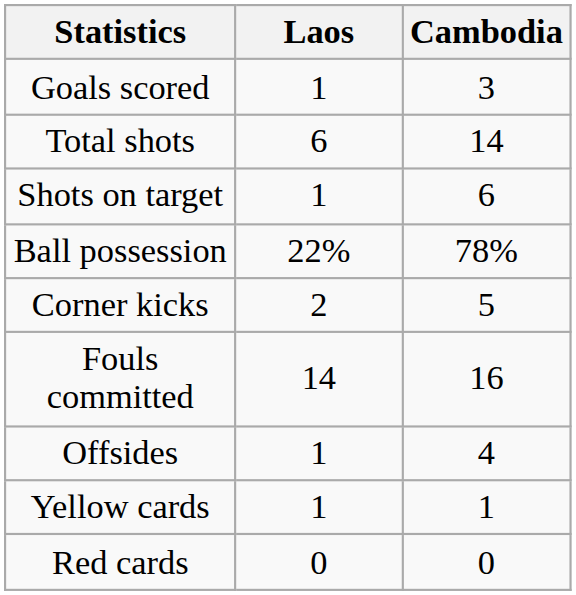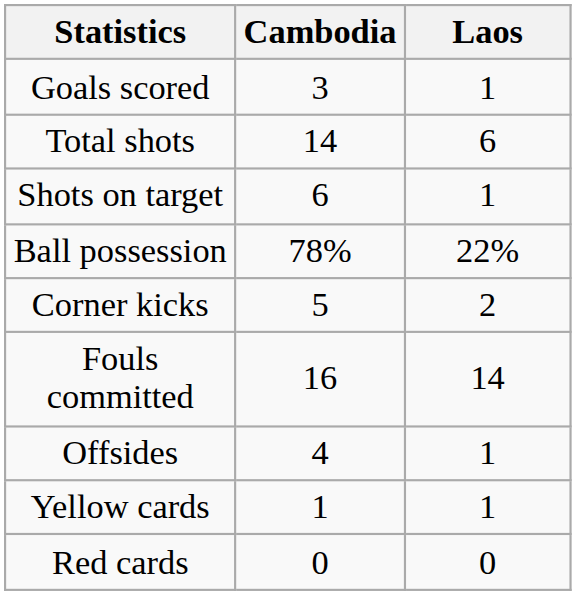columns swapped: (486, 31) <-> (319, 31)
